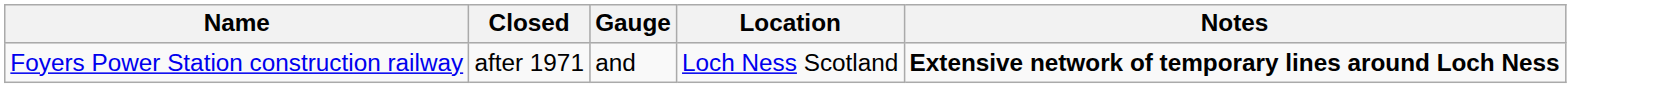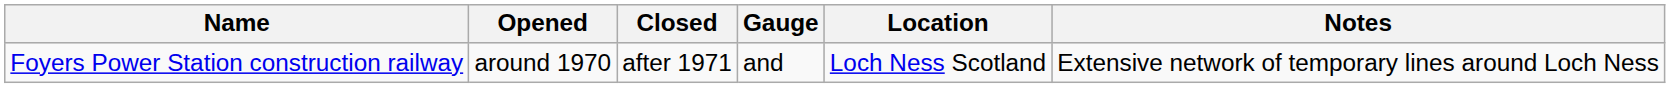+ column: (543, 23)
(1235, 62) bold -> (1358, 62) normal
